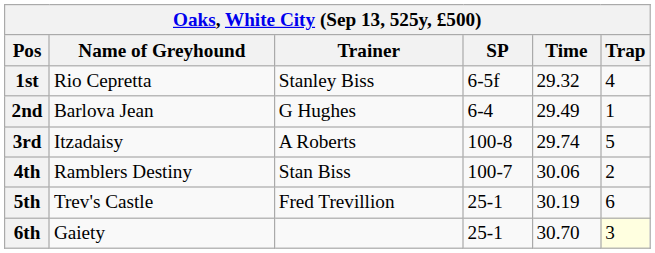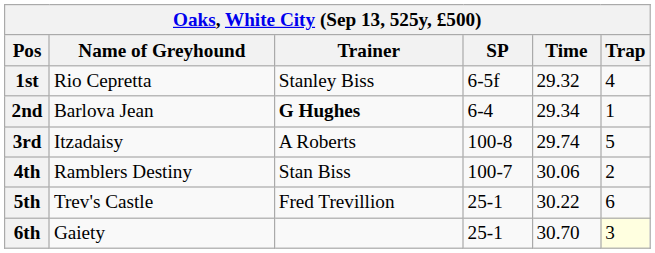(317, 111) normal -> (320, 111) bold
(558, 111) 29.49 -> (558, 111) 29.34
(558, 202) 30.19 -> (558, 202) 30.22
